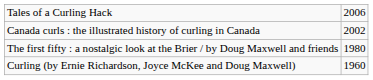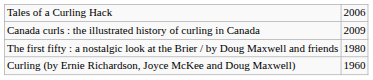(354, 30) 2002 -> (354, 30) 2009
